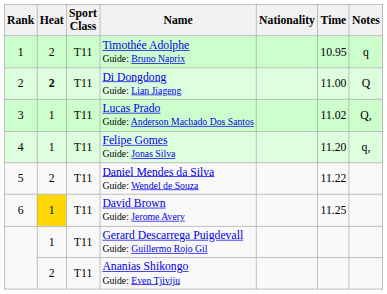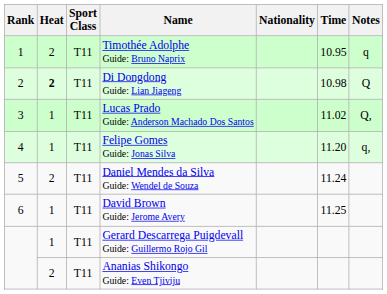(333, 83) 11.00 -> (333, 83) 10.98
(333, 178) 11.22 -> (333, 178) 11.24
(52, 210) gold background -> (52, 210) no background
